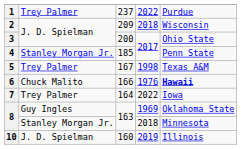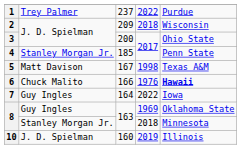(49, 67) Trey Palmer -> (52, 67) Matt Davison
(49, 95) Trey Palmer -> (47, 95) Guy Ingles
